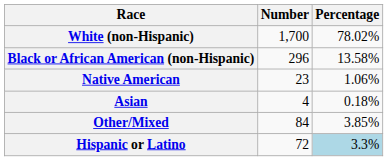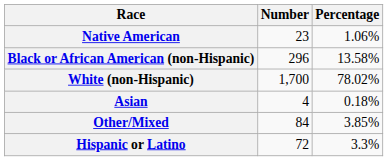rows swapped: (131, 36) <-> (131, 79)
(365, 144) lightblue background -> (365, 144) no background
